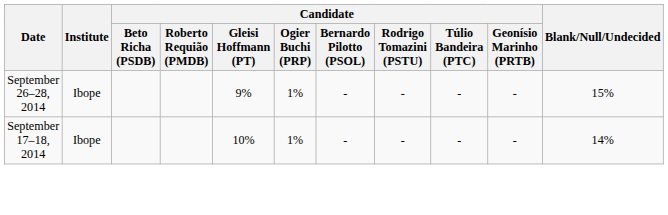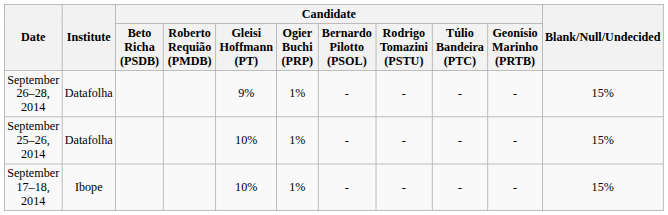(87, 93) Ibope -> (89, 93) Datafolha
+ row: (33, 140)
(603, 140) 14% -> (603, 187) 15%
